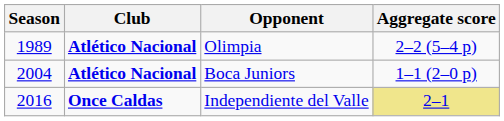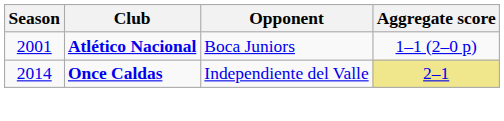- row: (233, 45)
(34, 73) 2004 -> (34, 45) 2001
(34, 101) 2016 -> (34, 73) 2014
